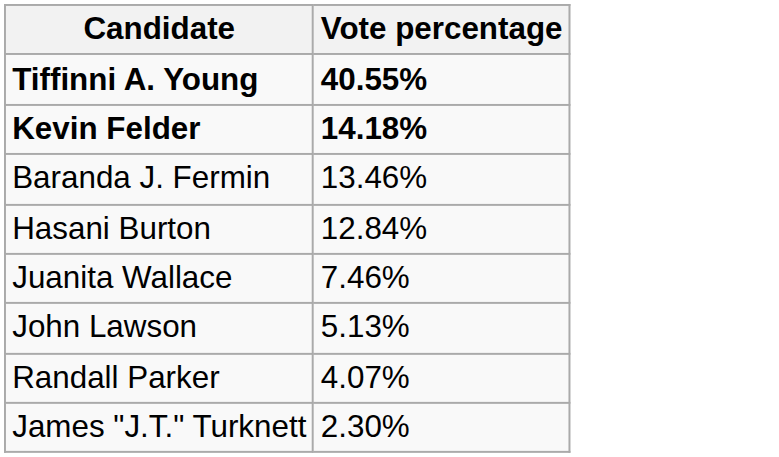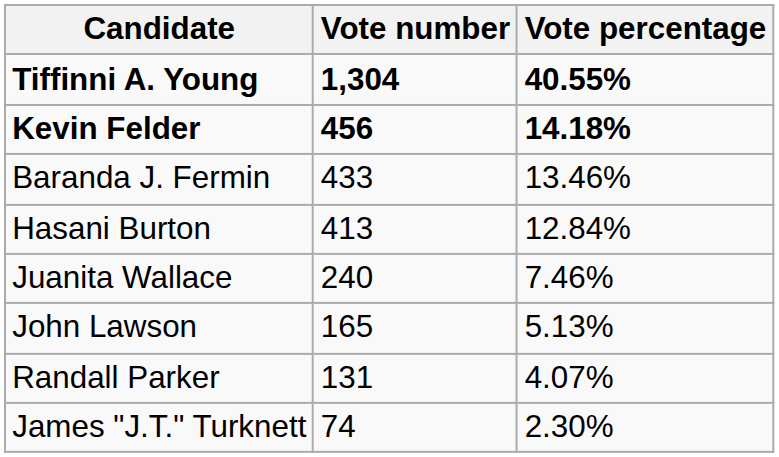+ column: (415, 29)
